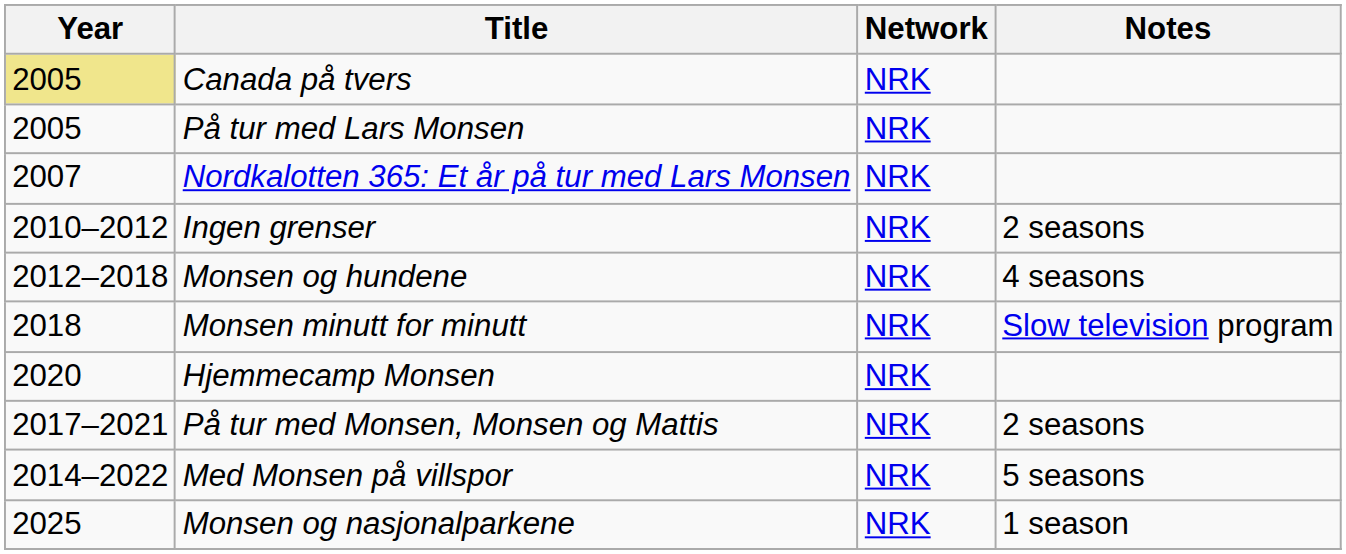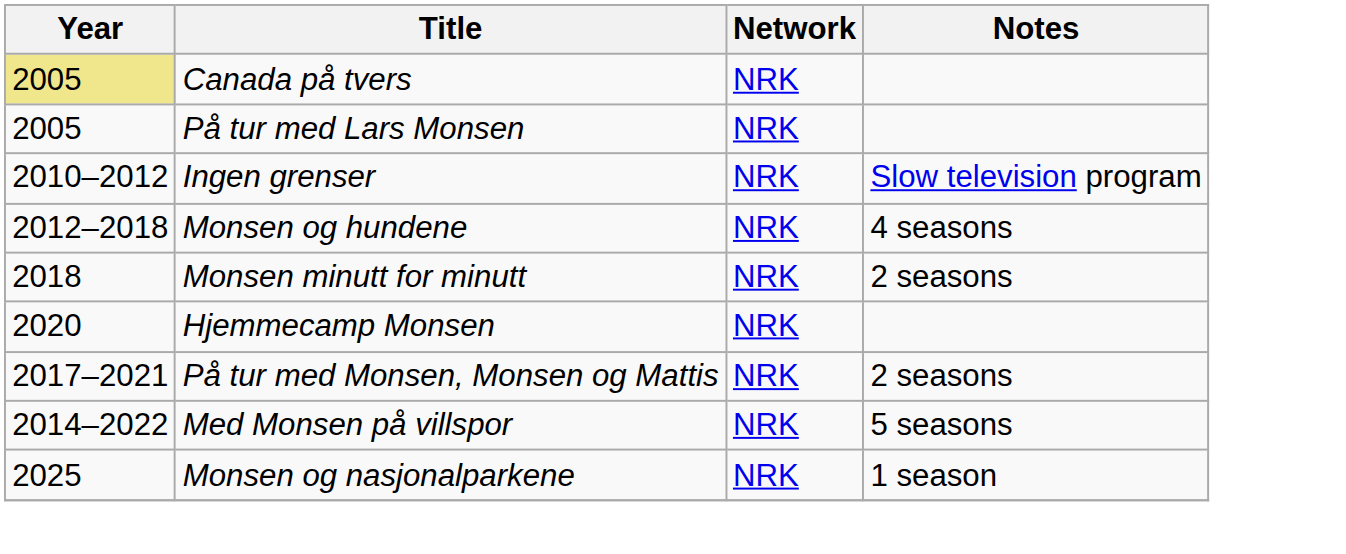- row: (517, 177)
(1073, 227) 2 seasons -> (1036, 177) Slow television program
(1168, 326) Slow television program -> (942, 276) 2 seasons
